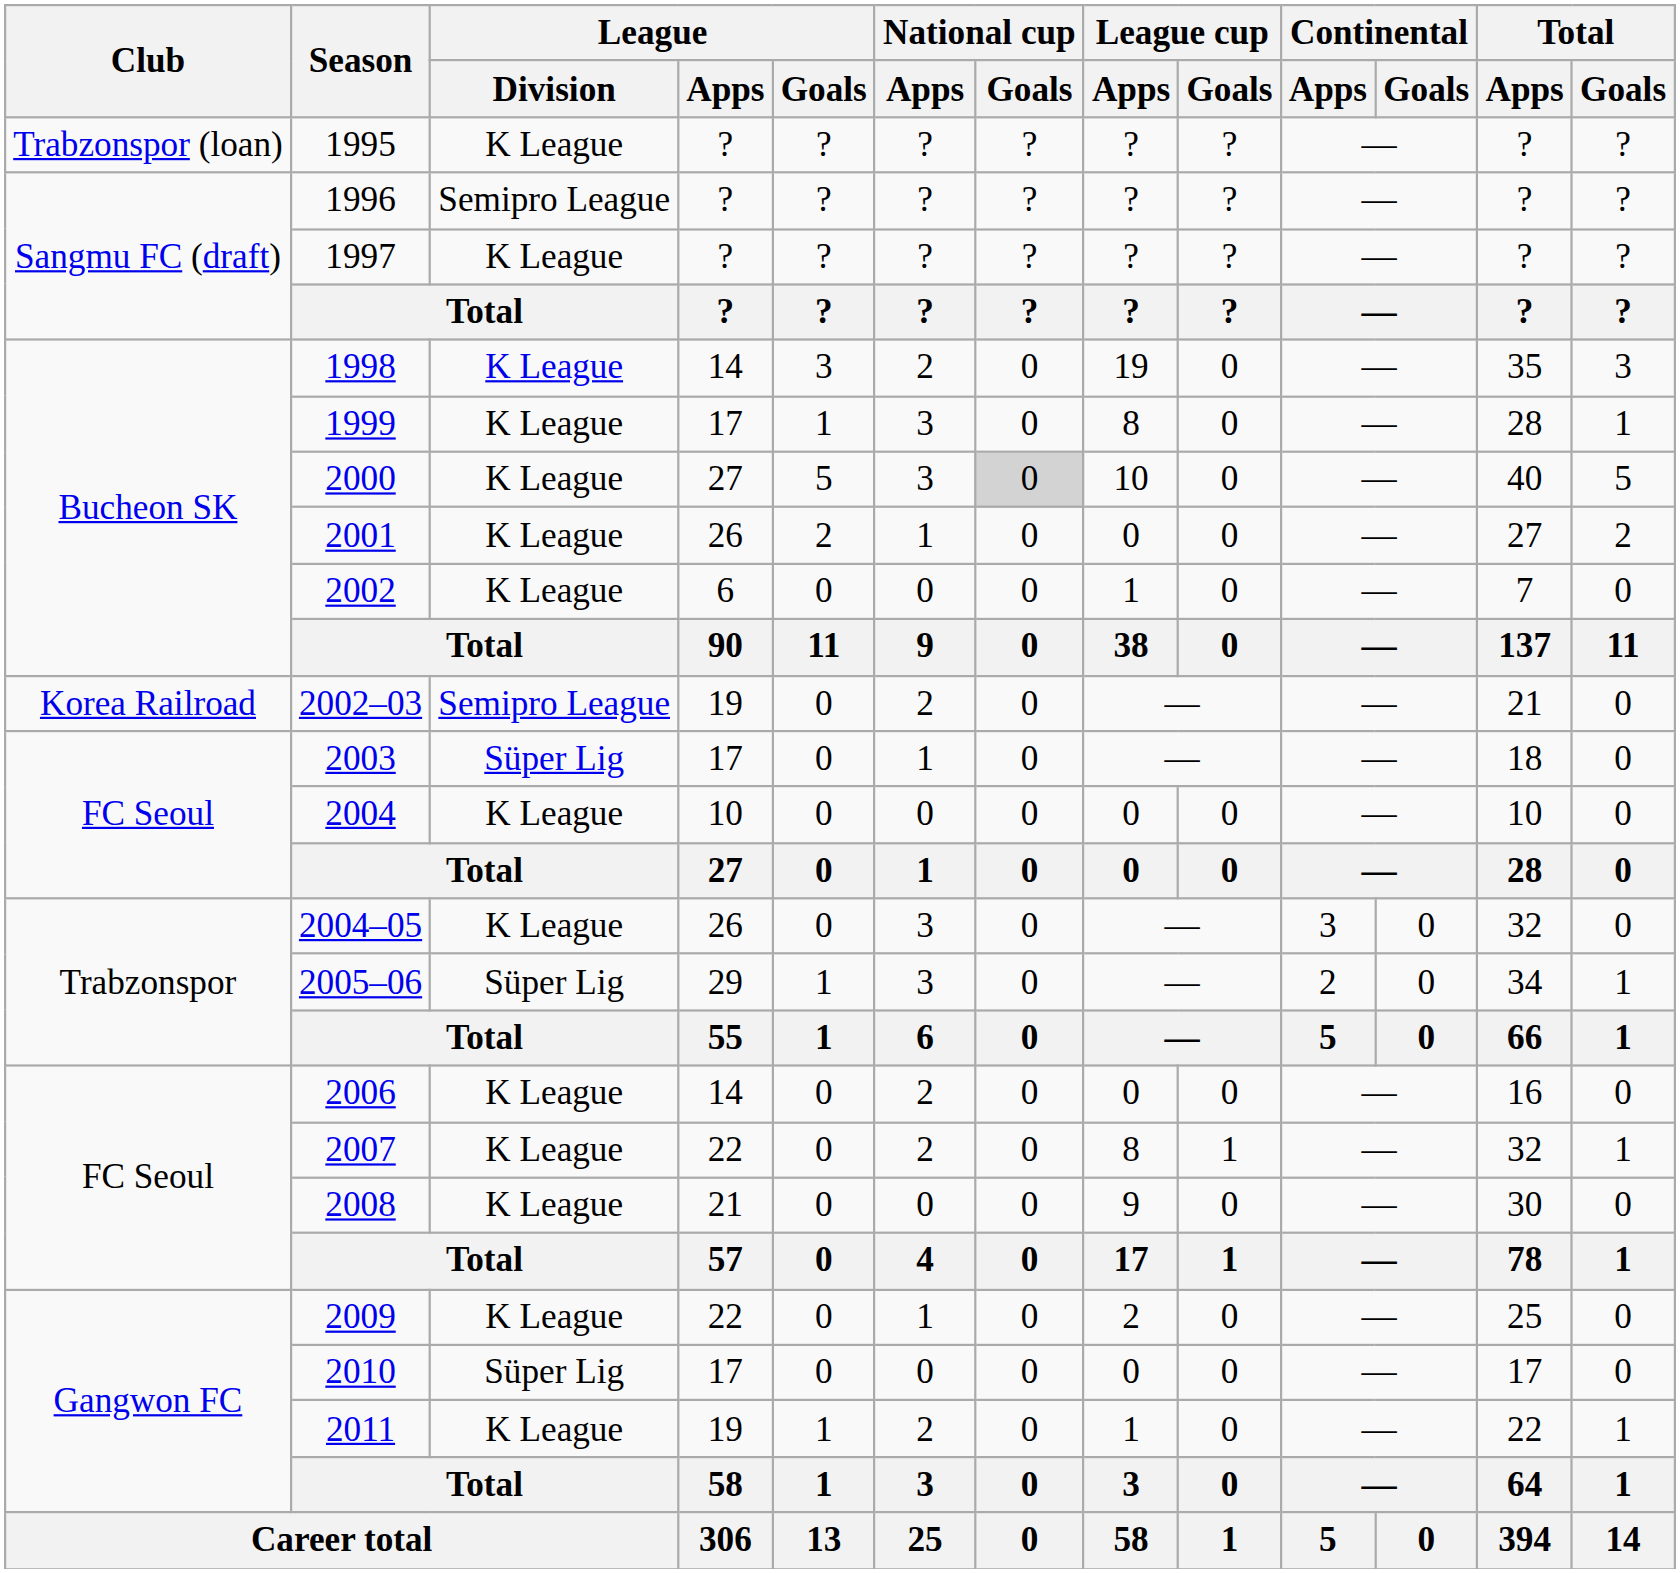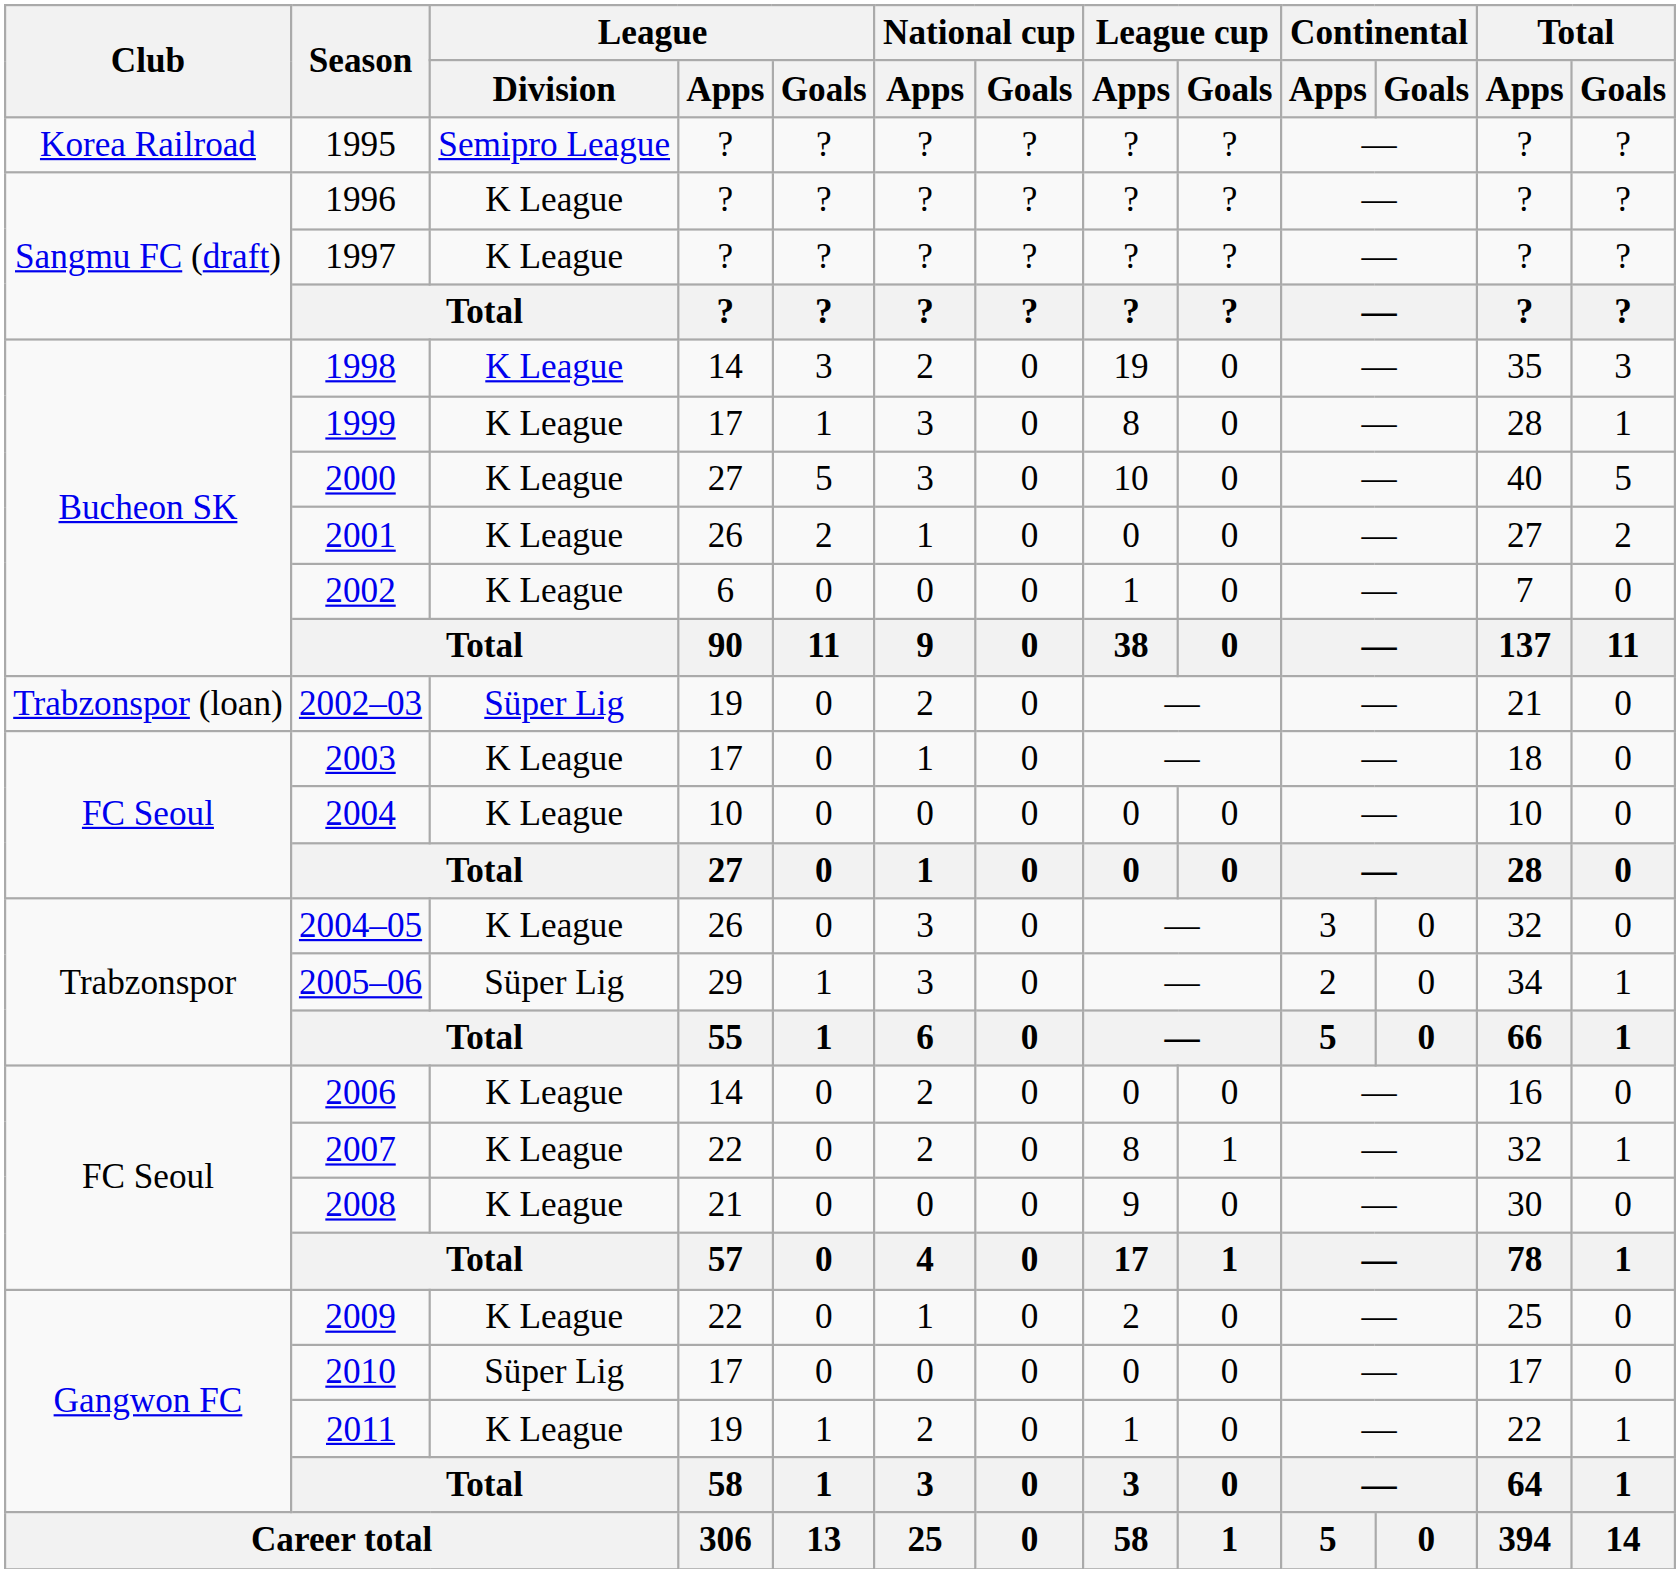(148, 144) Trabzonspor (loan) -> (148, 144) Korea Railroad
(554, 144) K League -> (554, 144) Semipro League
(554, 199) Semipro League -> (554, 199) K League
(1030, 479) lightgrey background -> (1030, 479) no background
(148, 702) Korea Railroad -> (148, 702) Trabzonspor (loan)
(554, 702) Semipro League -> (554, 702) Süper Lig
(554, 758) Süper Lig -> (554, 758) K League
